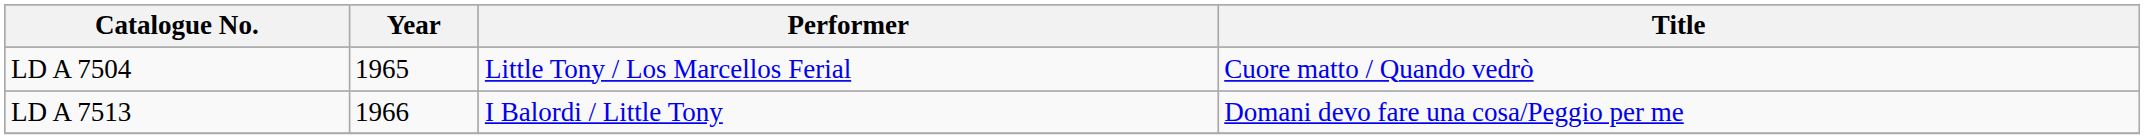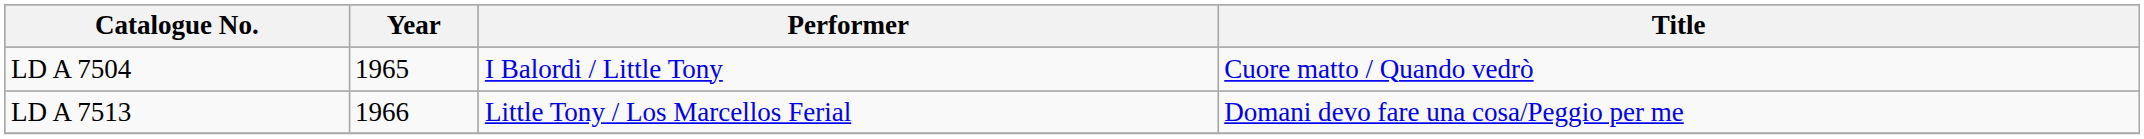(668, 68) Little Tony / Los Marcellos Ferial -> (604, 68) I Balordi / Little Tony
(604, 111) I Balordi / Little Tony -> (668, 111) Little Tony / Los Marcellos Ferial
